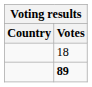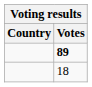rows swapped: (63, 71) <-> (63, 52)
